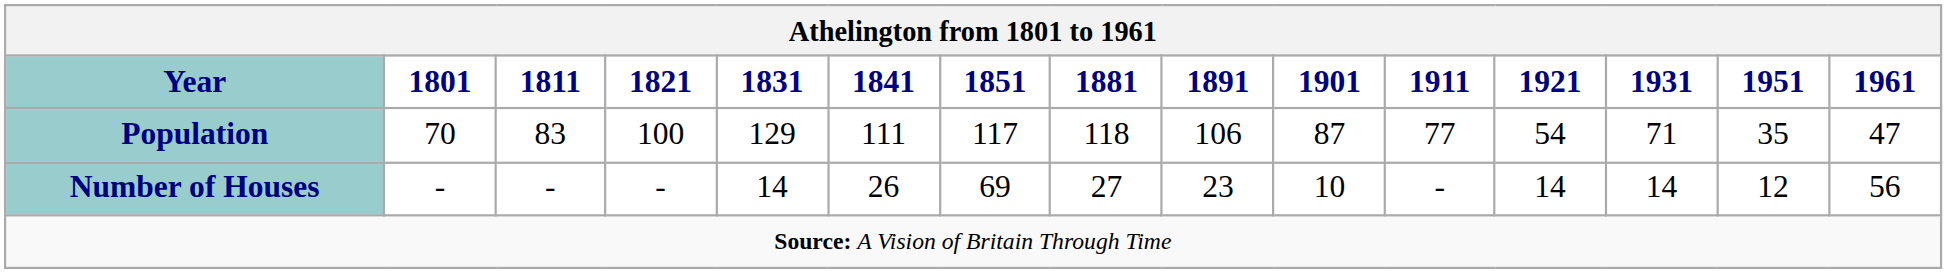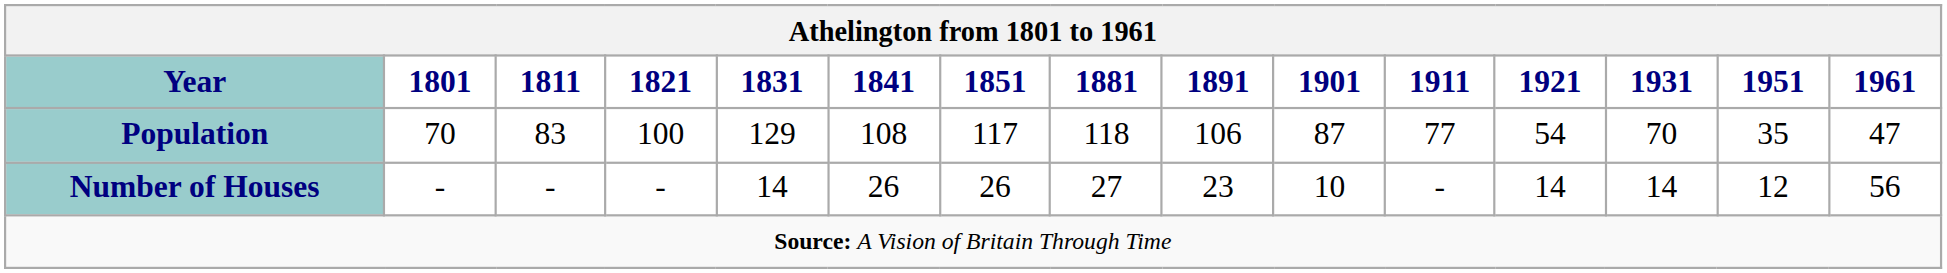(884, 134) 111 -> (884, 134) 108
(1662, 134) 71 -> (1662, 134) 70
(995, 187) 69 -> (995, 187) 26
